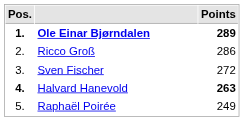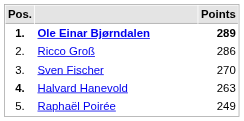(226, 70) 272 -> (226, 70) 270
(226, 88) bold -> (226, 88) normal
